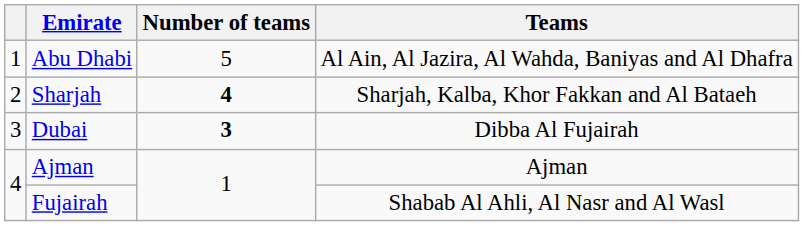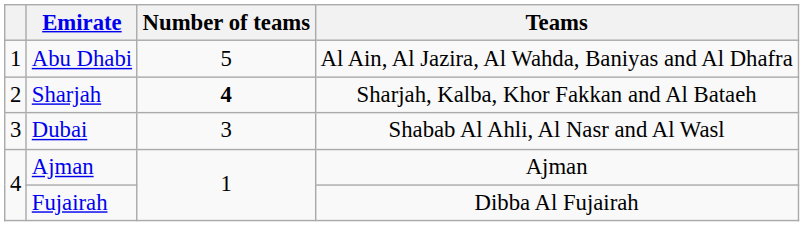(226, 130) bold -> (226, 130) normal
(557, 130) Dibba Al Fujairah -> (557, 130) Shabab Al Ahli, Al Nasr and Al Wasl
(557, 202) Shabab Al Ahli, Al Nasr and Al Wasl -> (557, 202) Dibba Al Fujairah
